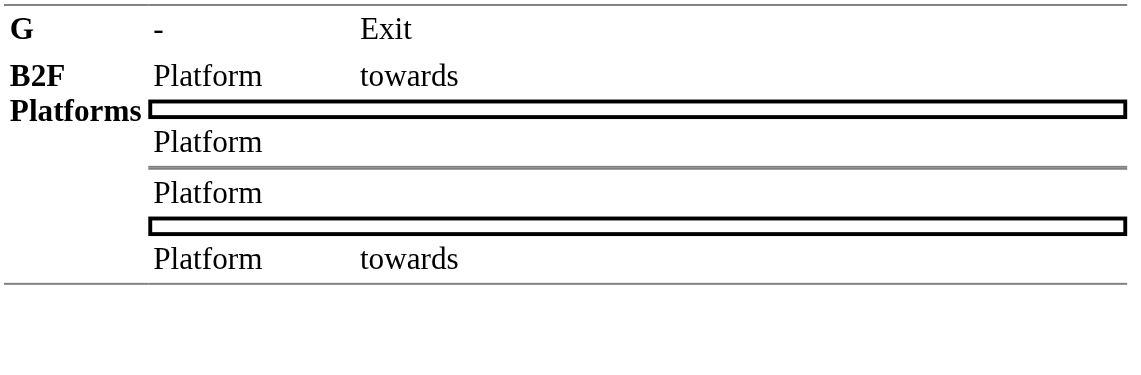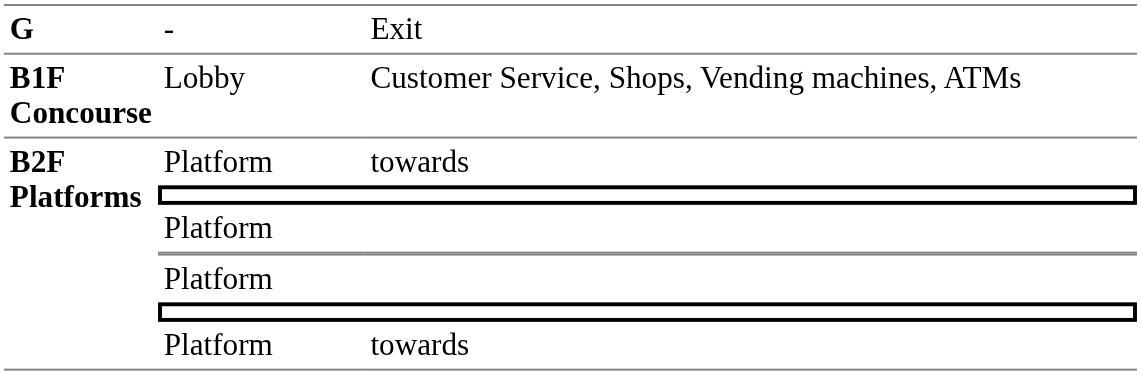+ row: (204, 77)
